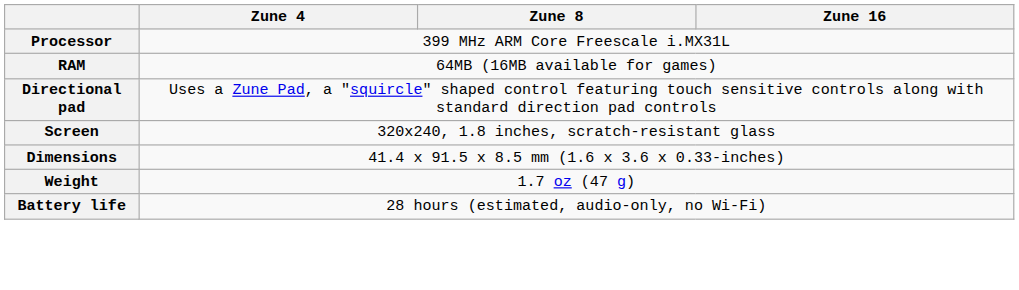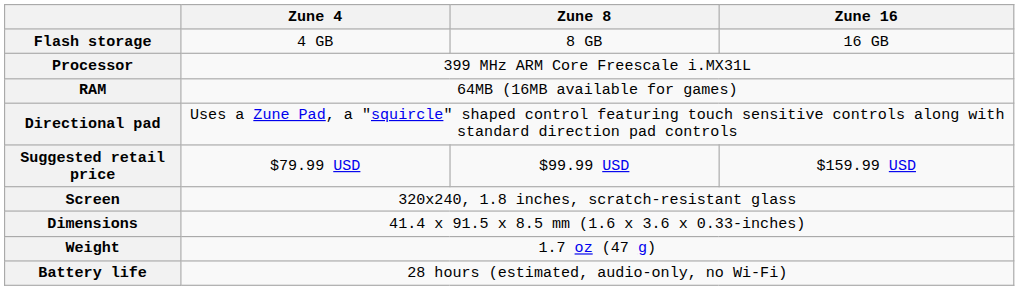+ row: (93, 41)
+ row: (93, 166)
